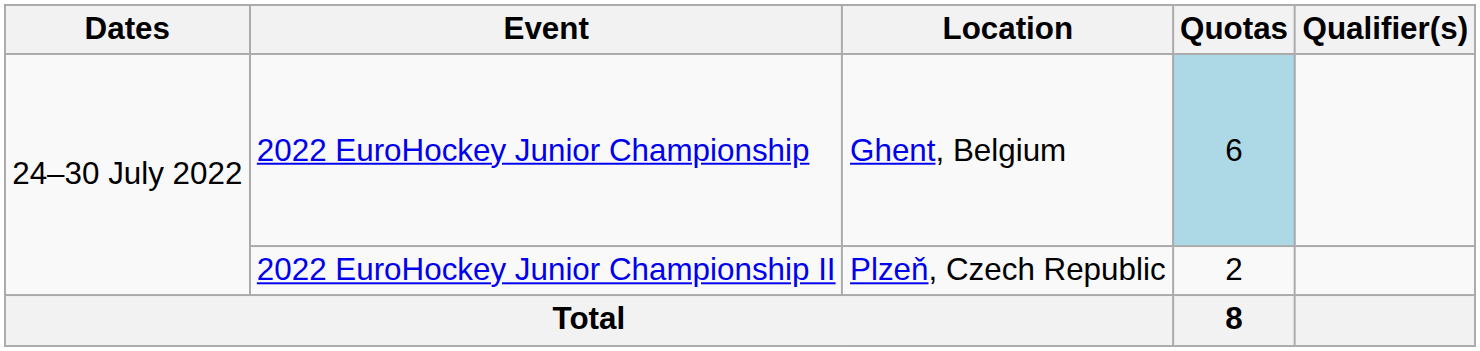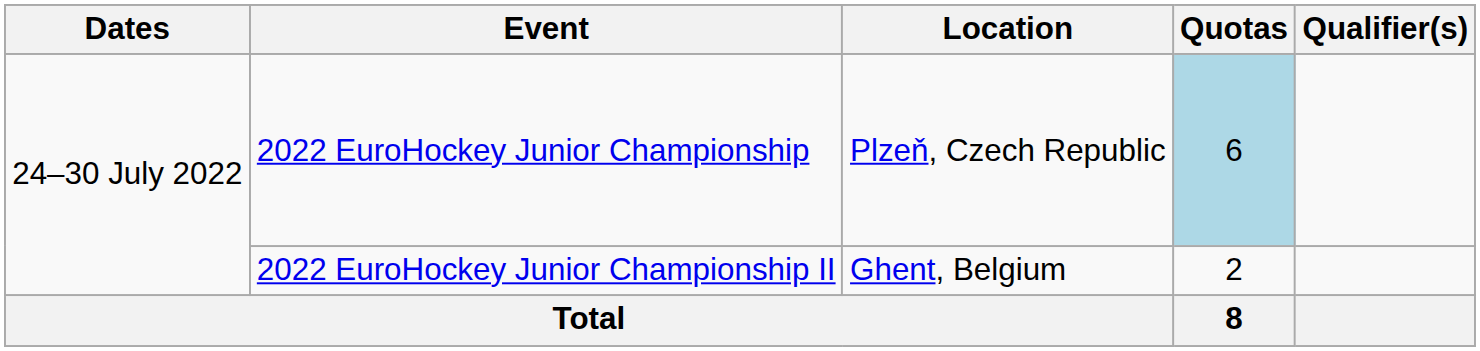(958, 149) Ghent, Belgium -> (1008, 149) Plzeň, Czech Republic
(1008, 269) Plzeň, Czech Republic -> (958, 269) Ghent, Belgium
